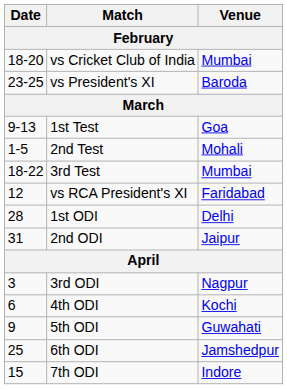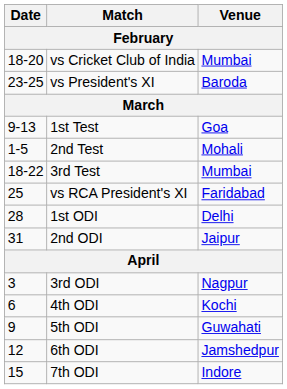(16, 194) 12 -> (16, 194) 25
(16, 350) 25 -> (16, 350) 12
